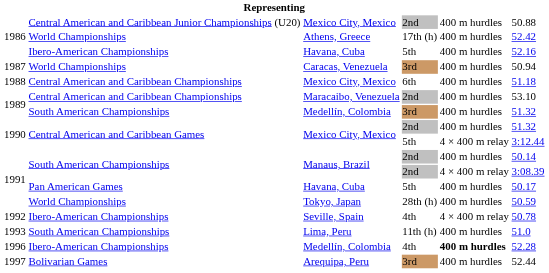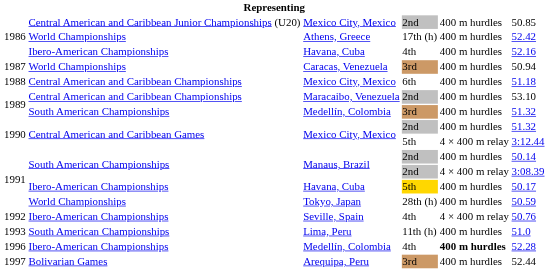(524, 22) 50.88 -> (524, 22) 50.85
(409, 52) 5th -> (409, 52) 4th
(76, 186) Pan American Games -> (98, 186) Ibero-American Championships
(409, 186) no background -> (409, 186) gold background
(524, 216) 50.78 -> (524, 216) 50.76
